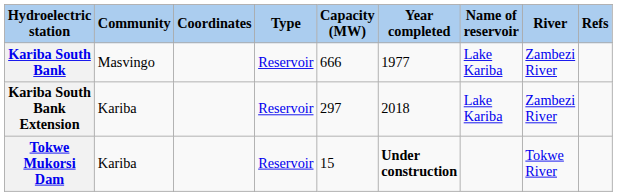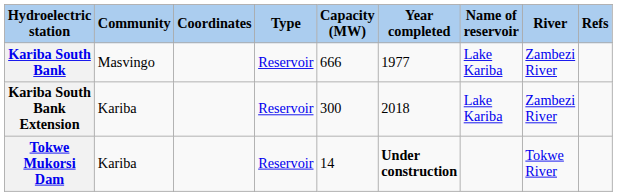(331, 109) 297 -> (331, 109) 300
(327, 163) 15 -> (327, 163) 14
